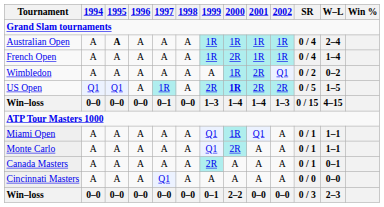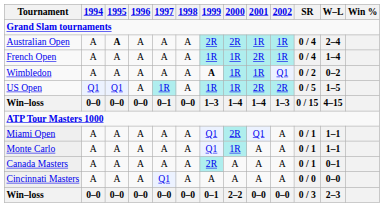(211, 42) 1R -> (211, 42) 2R
(235, 42) 1R -> (235, 42) 2R
(235, 57) 2R -> (235, 57) 1R
(259, 57) 1R -> (259, 57) 2R
(211, 73) normal -> (211, 73) bold
(259, 73) 2R -> (259, 73) 1R
(211, 88) 2R -> (211, 88) 1R
(235, 88) bold -> (235, 88) normal
(235, 133) 1R -> (235, 133) 2R
(235, 149) 2R -> (235, 149) 1R
